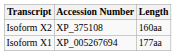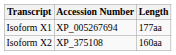rows swapped: (29, 43) <-> (29, 27)
